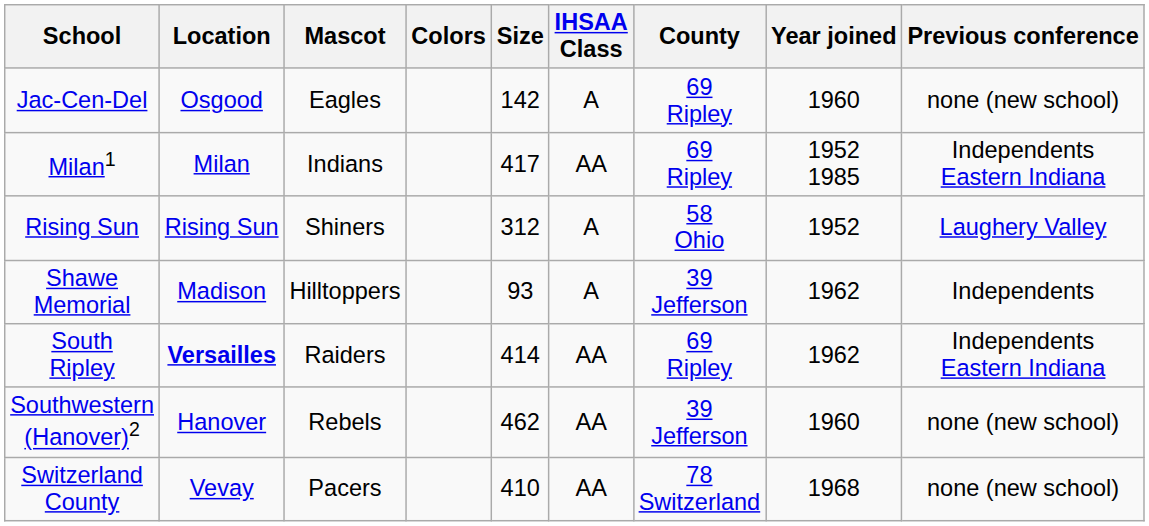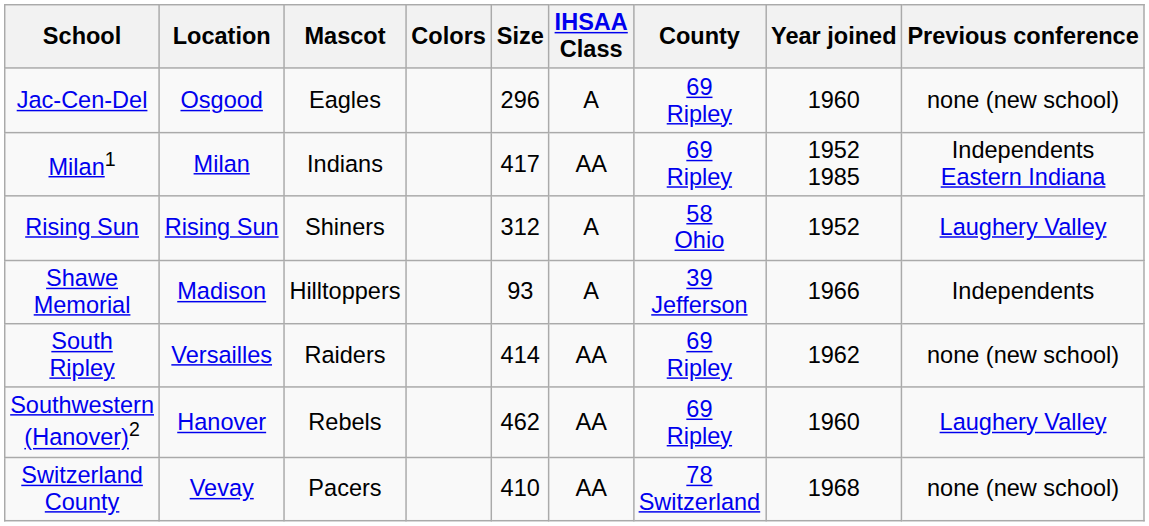(520, 100) 142 -> (520, 100) 296
(834, 291) 1962 -> (834, 291) 1966
(222, 355) bold -> (222, 355) normal
(1023, 355) Independents Eastern Indiana -> (1023, 355) none (new school)
(699, 422) 39 Jefferson -> (699, 422) 69 Ripley
(1023, 422) none (new school) -> (1023, 422) Laughery Valley
